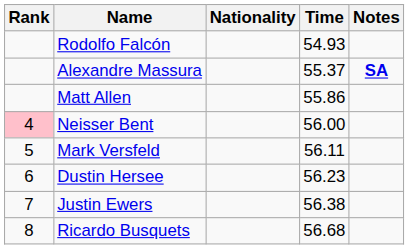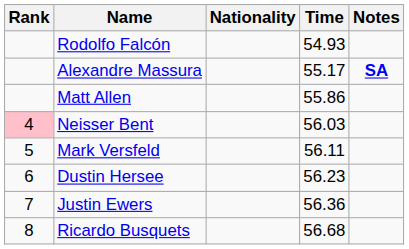(324, 71) 55.37 -> (324, 71) 55.17
(324, 124) 56.00 -> (324, 124) 56.03
(324, 204) 56.38 -> (324, 204) 56.36
